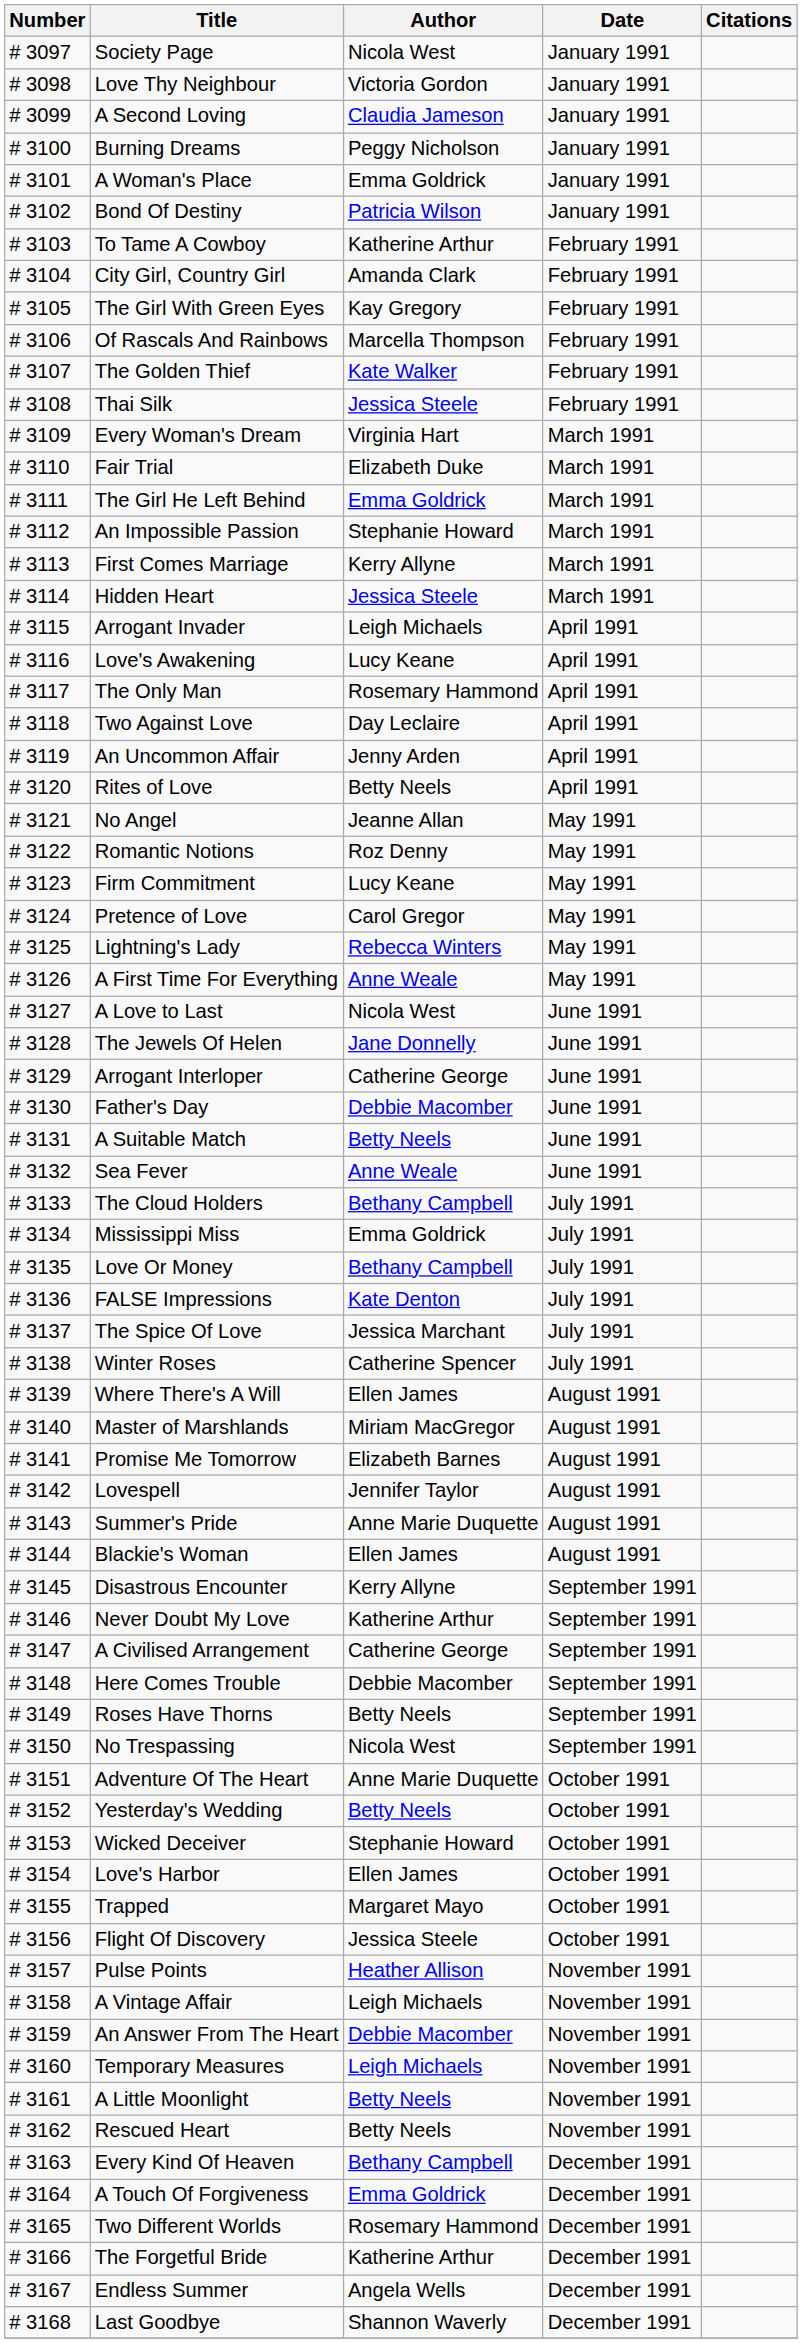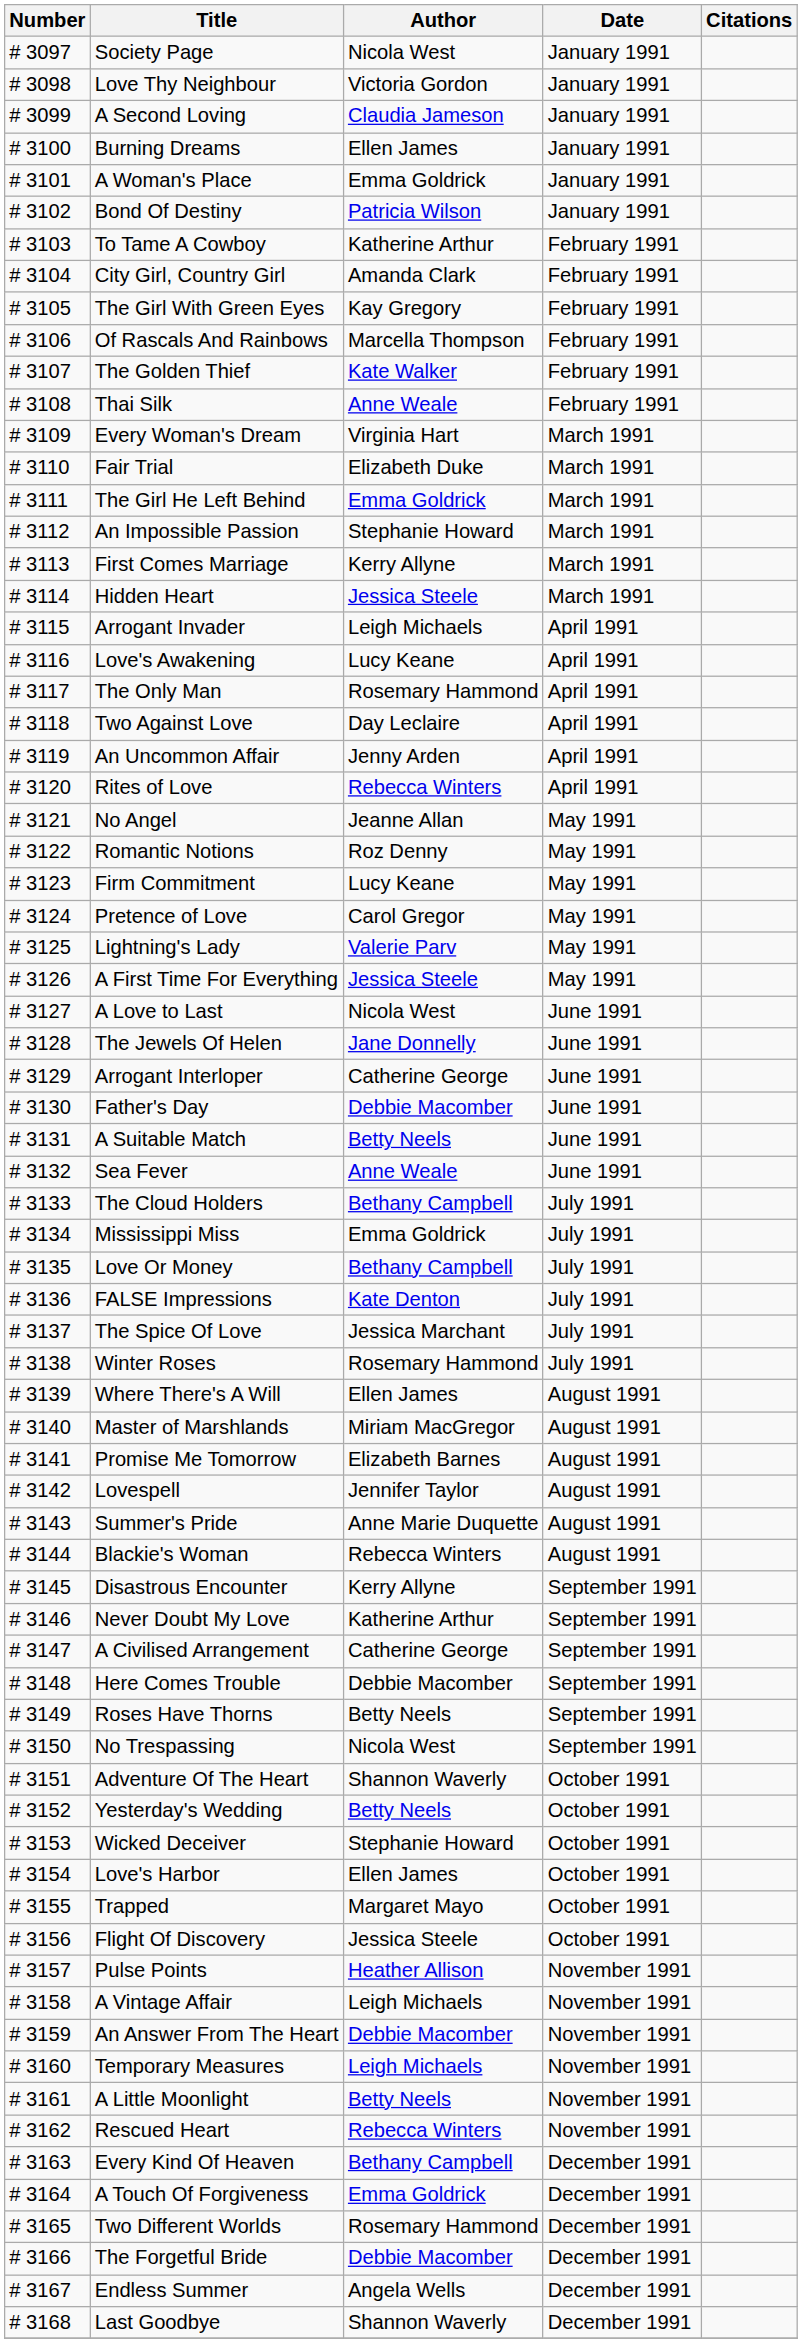(424, 148) Peggy Nicholson -> (403, 148) Ellen James
(413, 404) Jessica Steele -> (403, 404) Anne Weale
(399, 787) Betty Neels -> (425, 787) Rebecca Winters
(425, 947) Rebecca Winters -> (402, 947) Valerie Parv
(403, 979) Anne Weale -> (413, 979) Jessica Steele
(432, 1363) Catherine Spencer -> (443, 1363) Rosemary Hammond
(403, 1555) Ellen James -> (425, 1555) Rebecca Winters
(443, 1778) Anne Marie Duquette -> (427, 1778) Shannon Waverly
(399, 2130) Betty Neels -> (425, 2130) Rebecca Winters
(421, 2258) Katherine Arthur -> (430, 2258) Debbie Macomber
